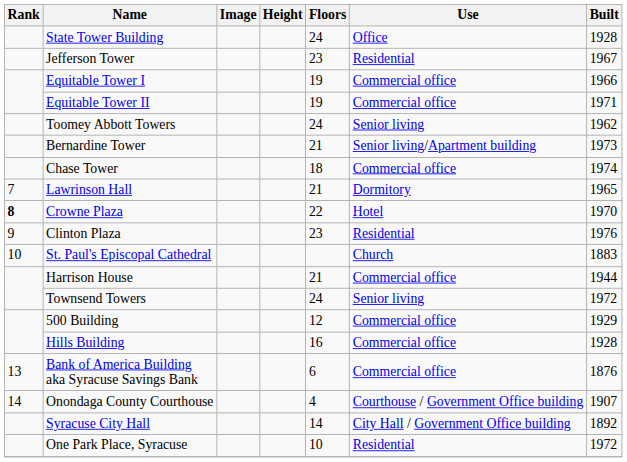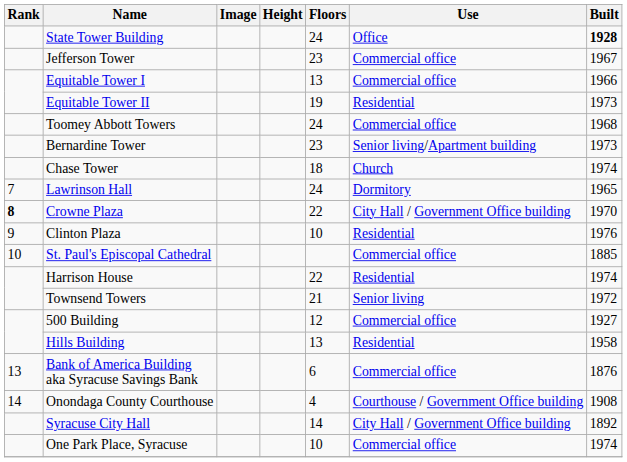(603, 37) normal -> (603, 37) bold
(384, 59) Residential -> (404, 59) Commercial office
(316, 80) 19 -> (316, 80) 13
(404, 102) Commercial office -> (384, 102) Residential
(603, 102) 1971 -> (603, 102) 1973
(388, 124) Senior living -> (404, 124) Commercial office
(603, 124) 1962 -> (603, 124) 1968
(316, 146) 21 -> (316, 146) 23
(404, 168) Commercial office -> (373, 168) Church
(316, 189) 21 -> (316, 189) 24
(368, 211) Hotel -> (462, 211) City Hall / Government Office building
(316, 233) 23 -> (316, 233) 10
(373, 255) Church -> (404, 255) Commercial office
(603, 255) 1883 -> (603, 255) 1885
(316, 277) 21 -> (316, 277) 22
(404, 277) Commercial office -> (384, 277) Residential
(603, 277) 1944 -> (603, 277) 1974
(316, 299) 24 -> (316, 299) 21
(603, 320) 1929 -> (603, 320) 1927
(316, 342) 16 -> (316, 342) 13
(404, 342) Commercial office -> (384, 342) Residential
(603, 342) 1928 -> (603, 342) 1958
(603, 401) 1907 -> (603, 401) 1908
(384, 445) Residential -> (404, 445) Commercial office
(603, 445) 1972 -> (603, 445) 1974
